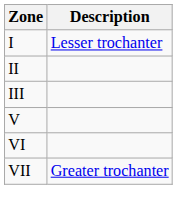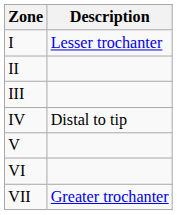+ row: (17, 119)
